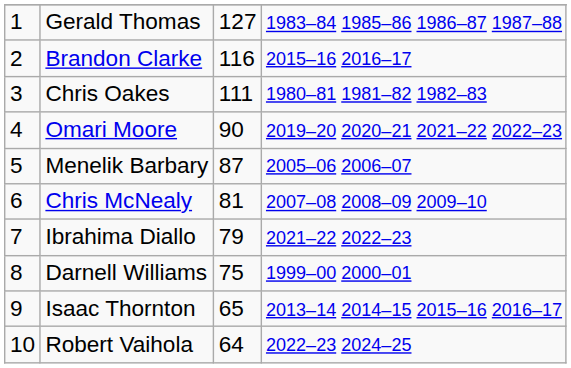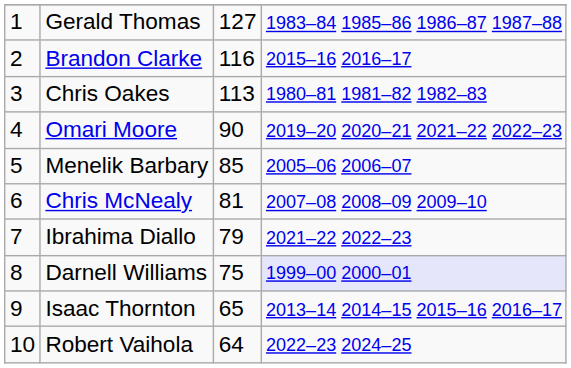(236, 93) 111 -> (237, 93) 113
(231, 165) 87 -> (231, 165) 85
(339, 273) no background -> (339, 273) lavender background
